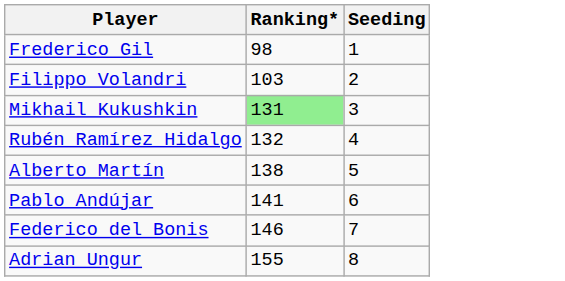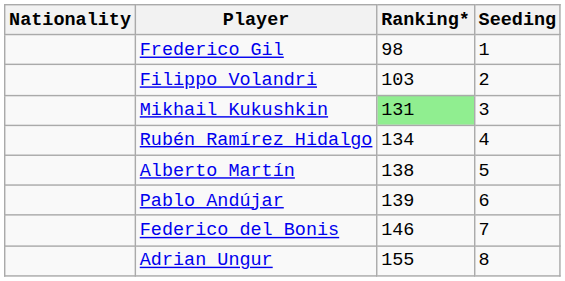+ column: (70, 20)
(267, 140) 132 -> (398, 140) 134
(267, 200) 141 -> (398, 200) 139
